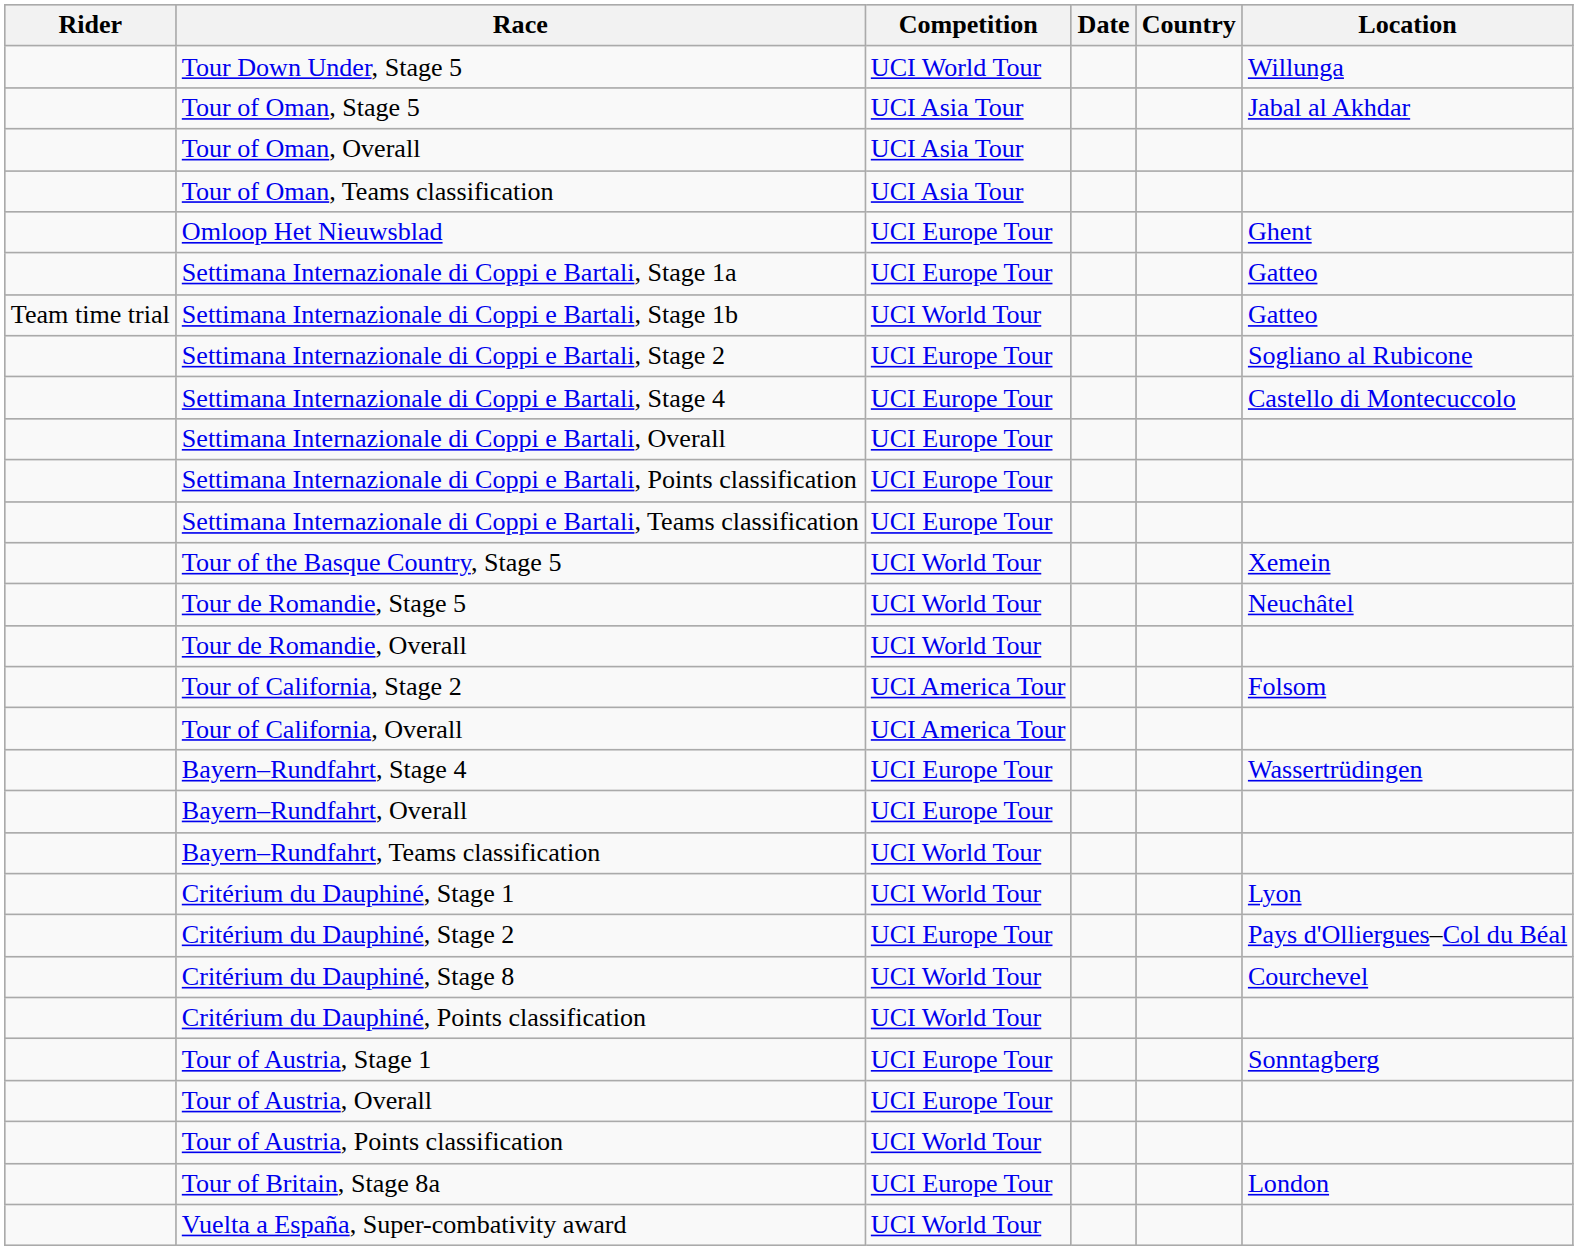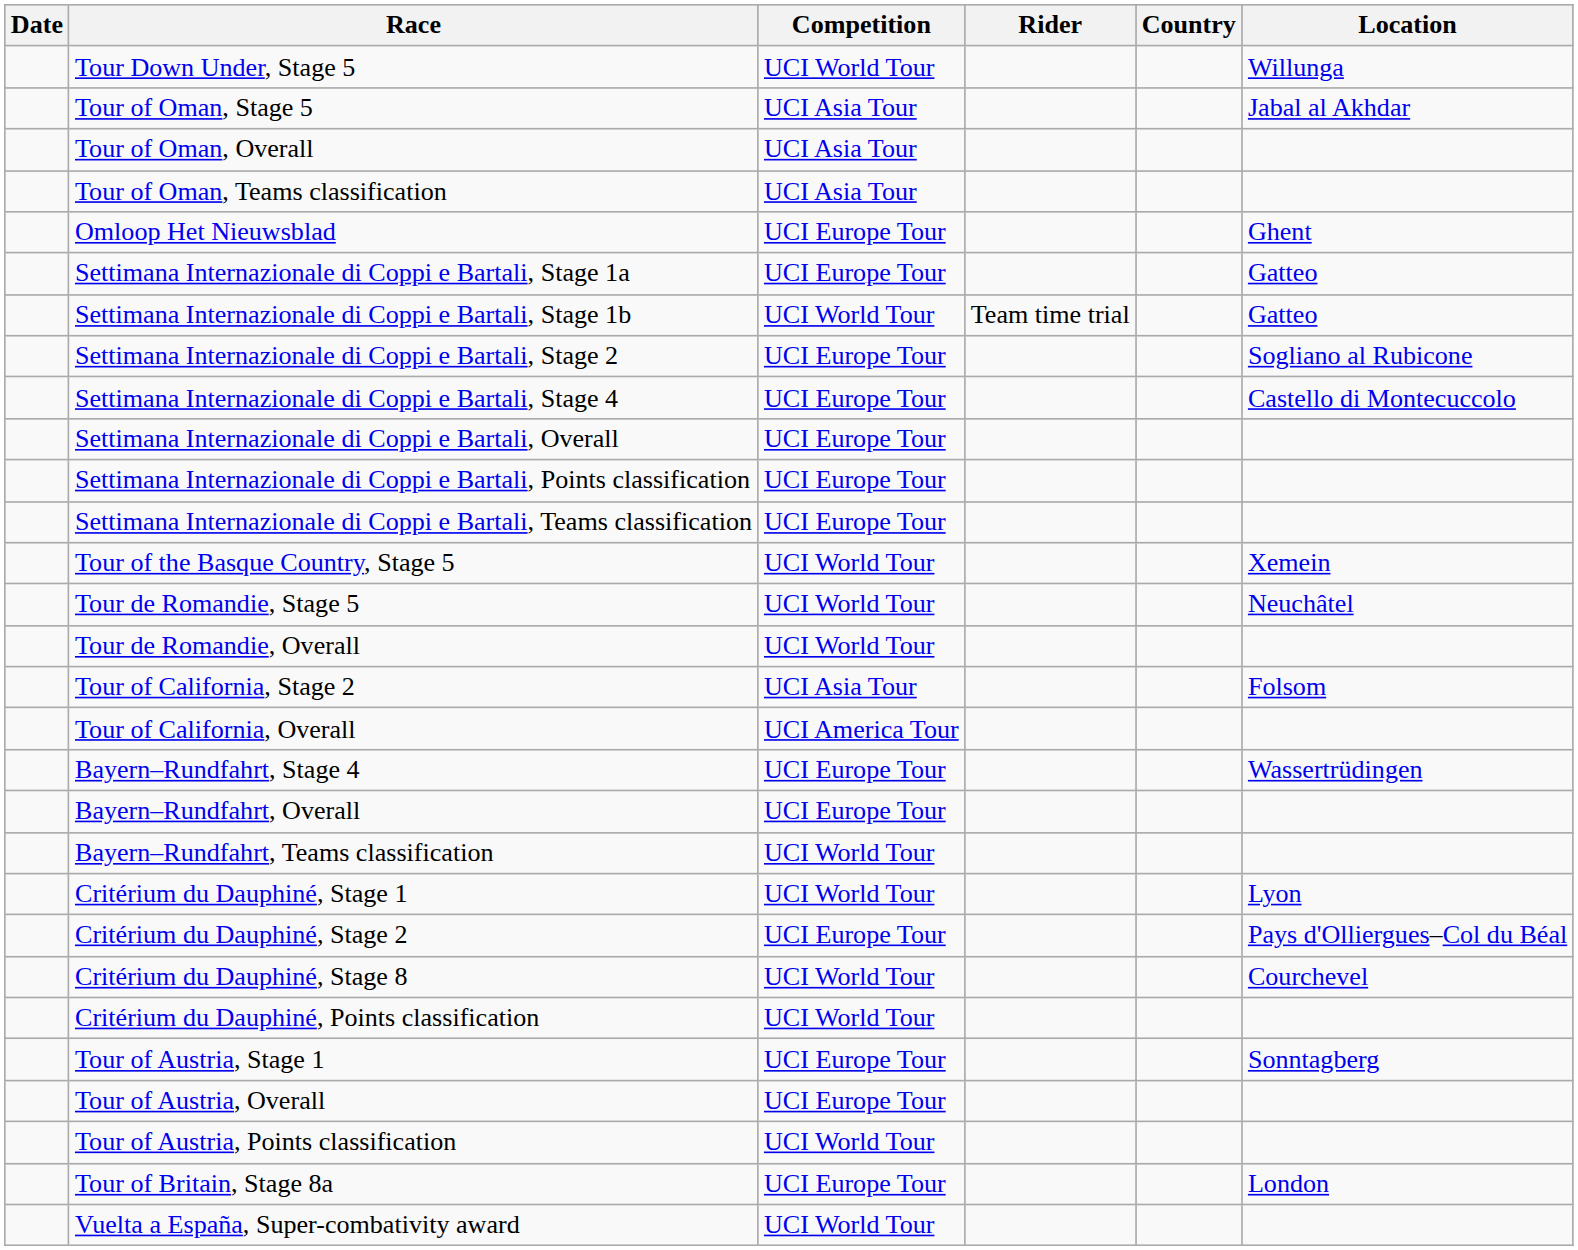columns swapped: (1104, 25) <-> (90, 25)
(968, 686) UCI America Tour -> (840, 686) UCI Asia Tour
